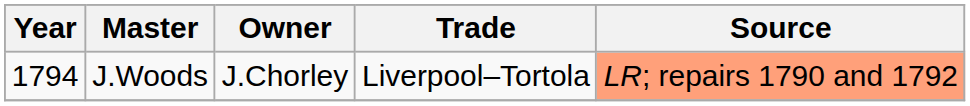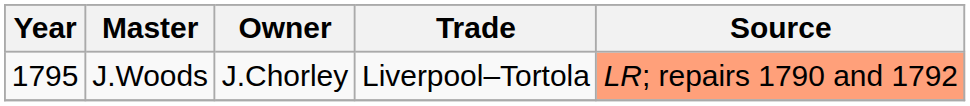(45, 75) 1794 -> (45, 75) 1795
